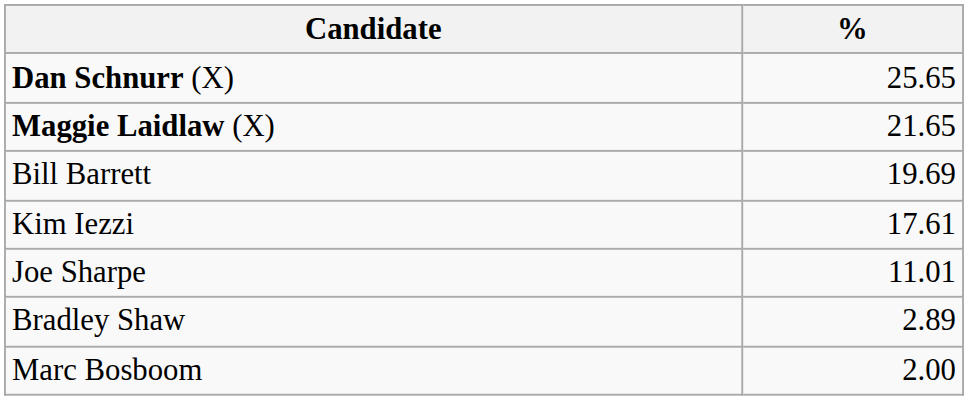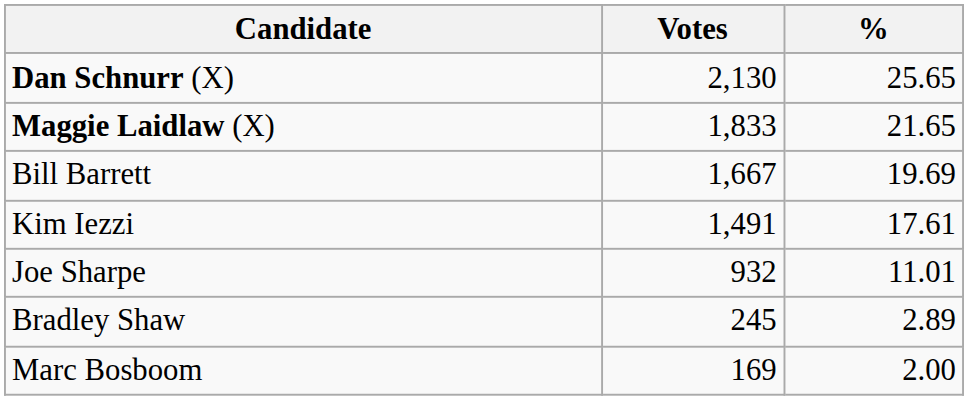+ column: (692, 28)
